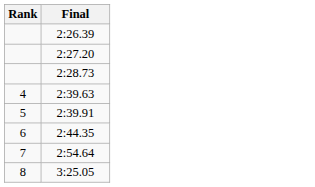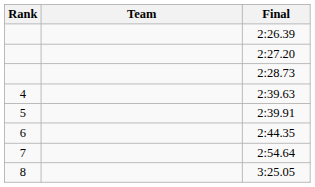+ column: (142, 14)
